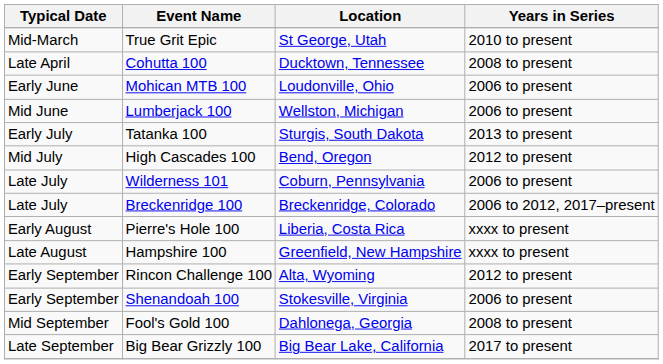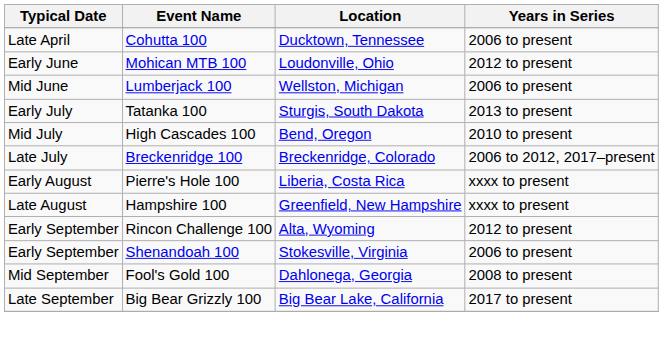- row: (171, 39)
(520, 63) 2008 to present -> (520, 39) 2006 to present
(520, 87) 2006 to present -> (520, 63) 2012 to present
(520, 157) 2012 to present -> (520, 134) 2010 to present
- row: (177, 181)
